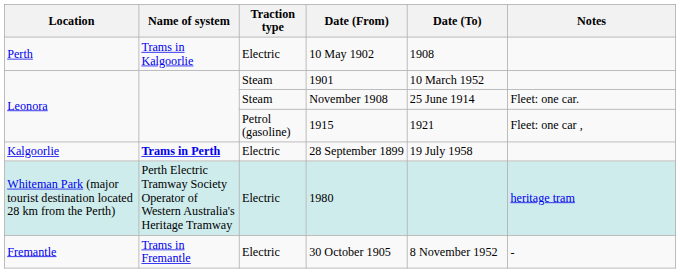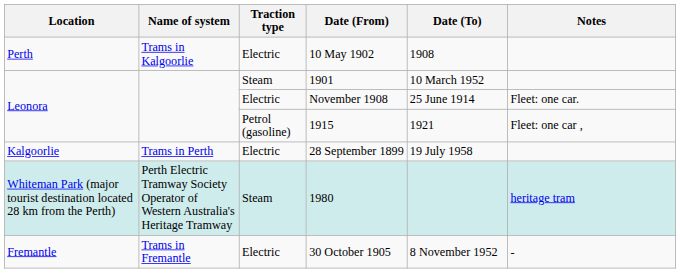(257, 99) Steam -> (261, 99) Electric
(181, 151) bold -> (177, 151) normal
(261, 198) Electric -> (257, 198) Steam
